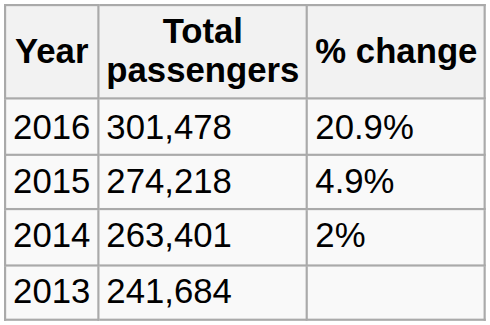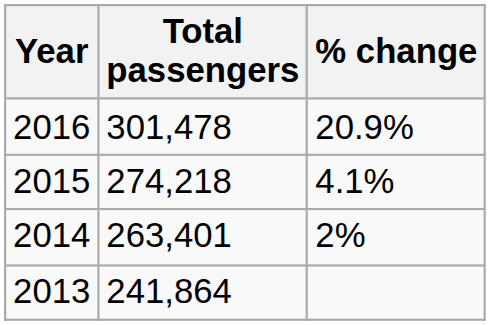(355, 181) 4.9% -> (355, 181) 4.1%
(169, 291) 241,684 -> (169, 291) 241,864
